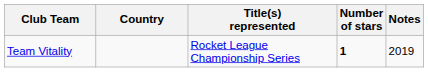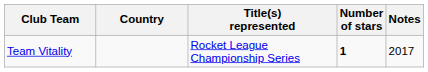(401, 51) 2019 -> (401, 51) 2017
